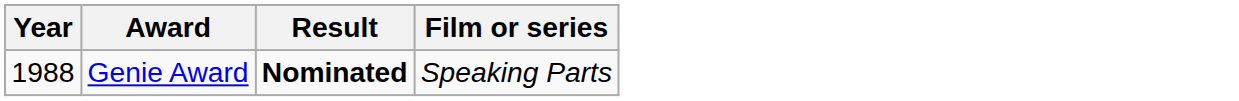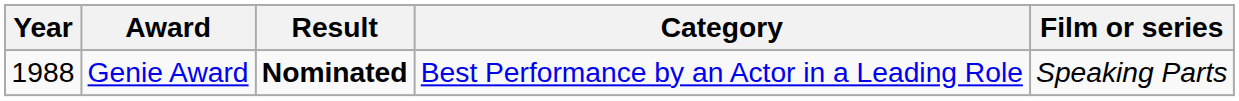+ column: (722, 28)
